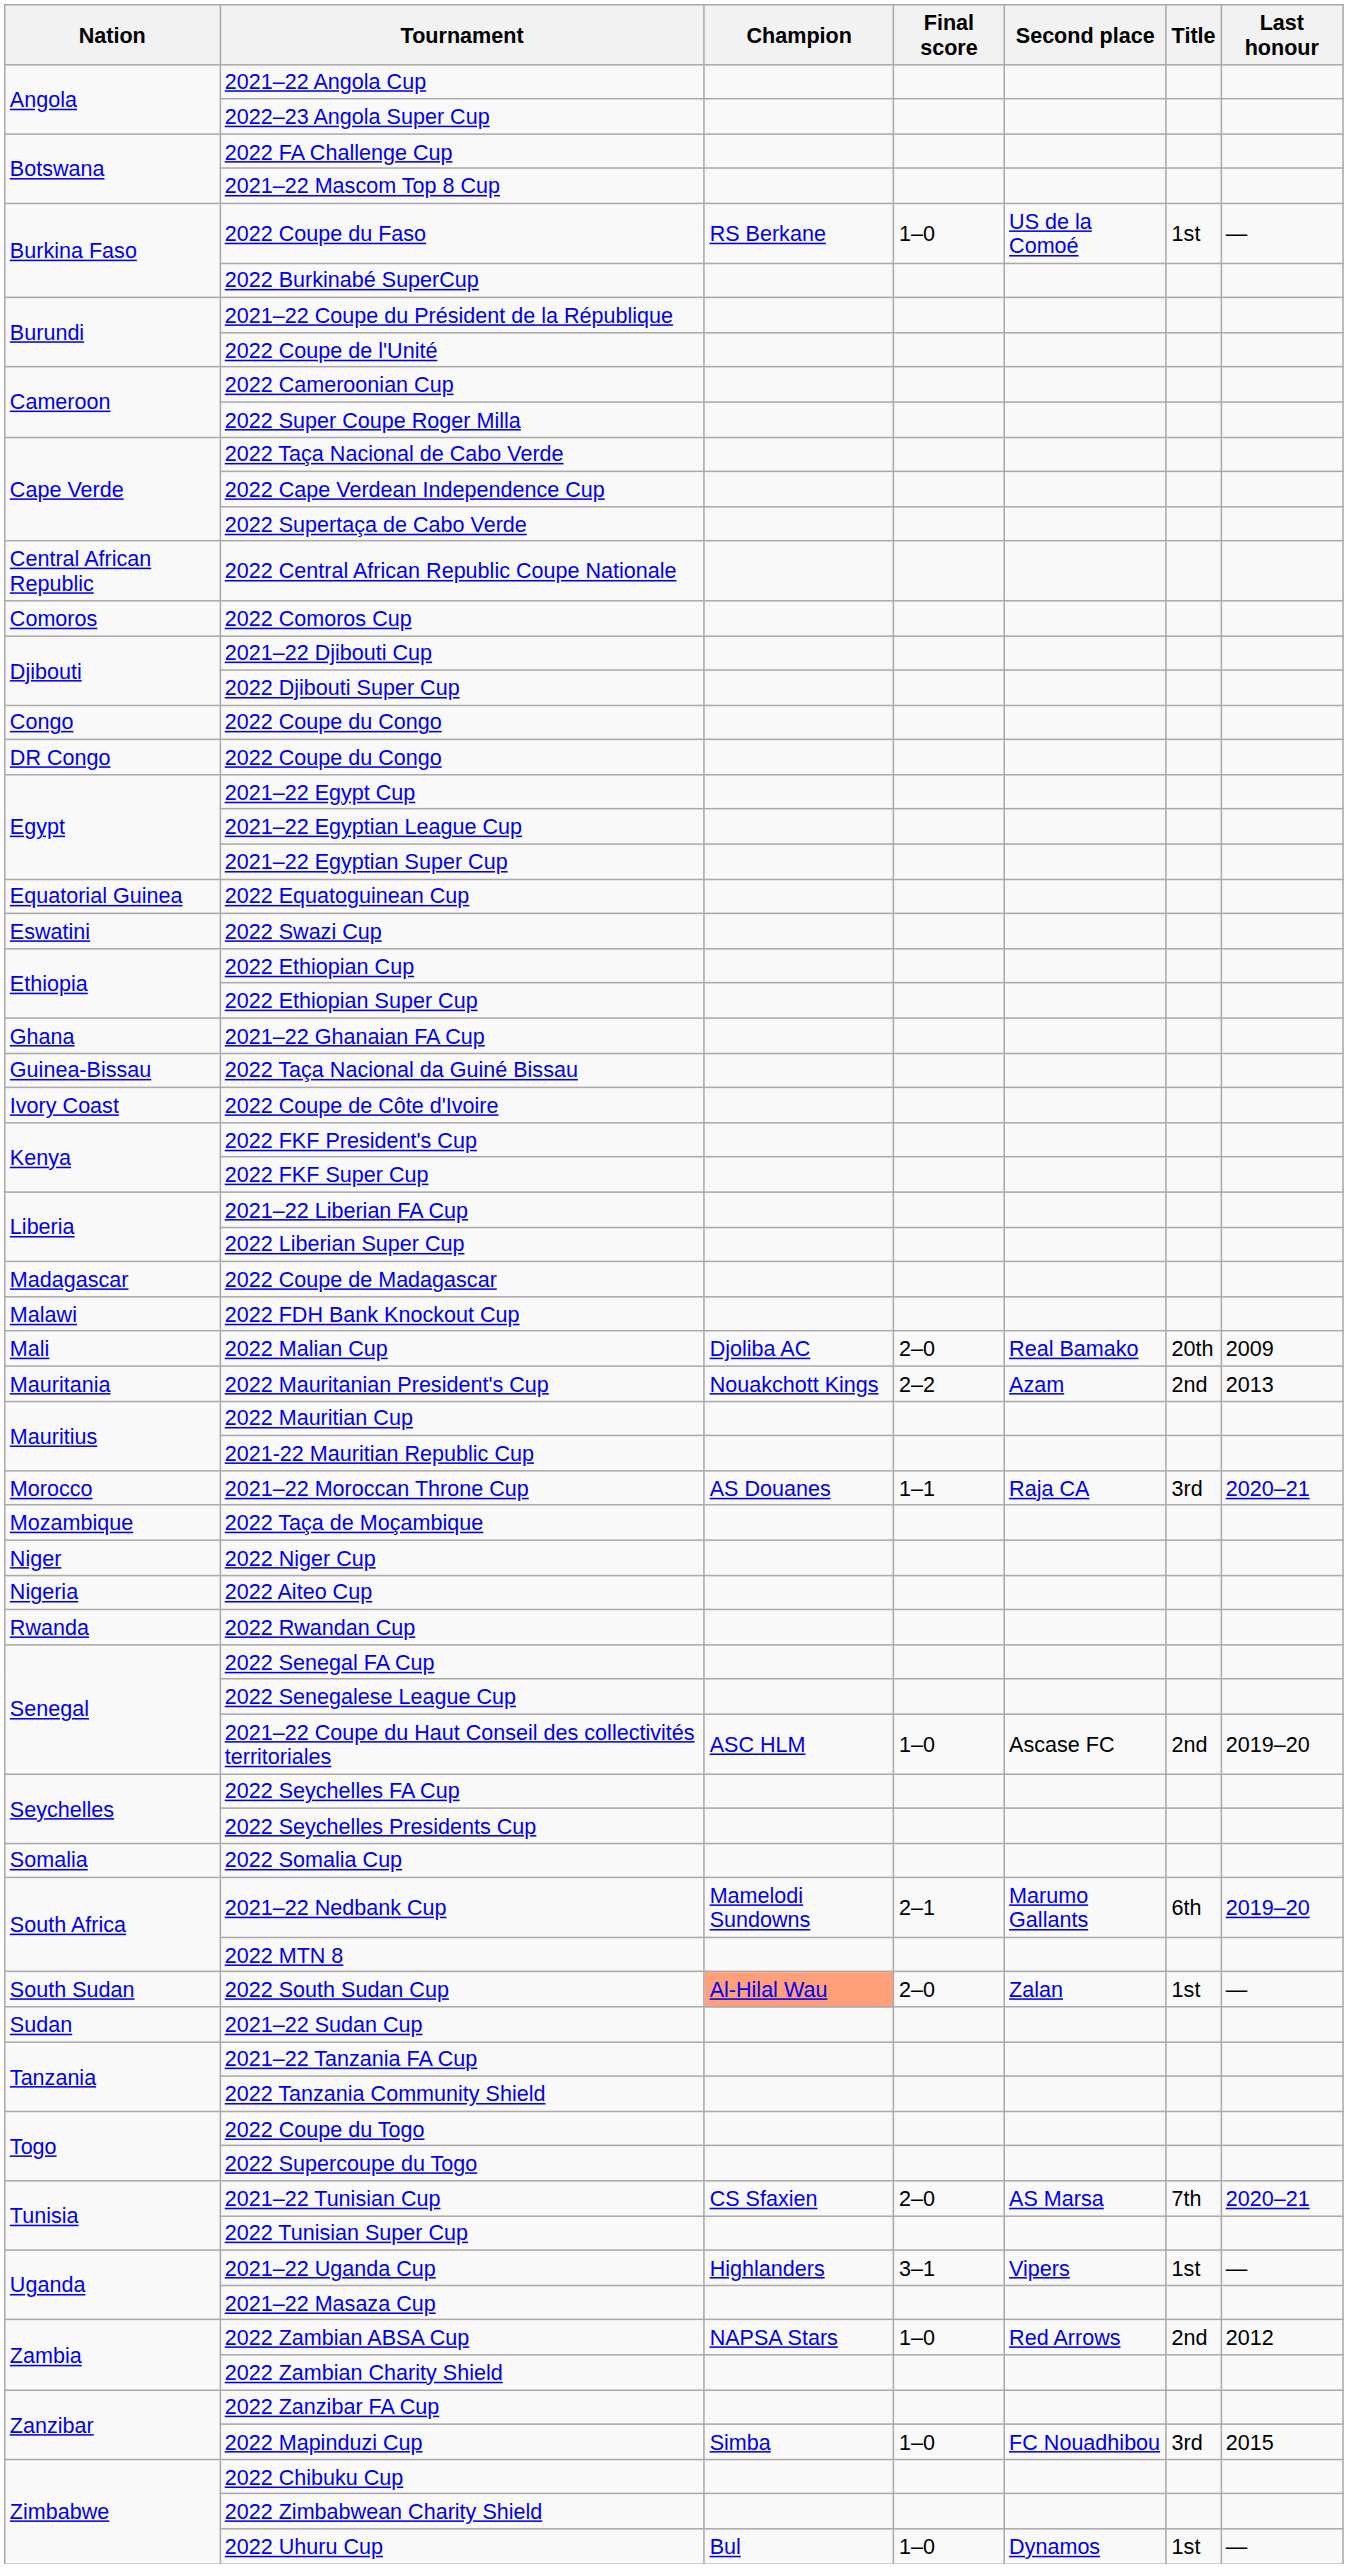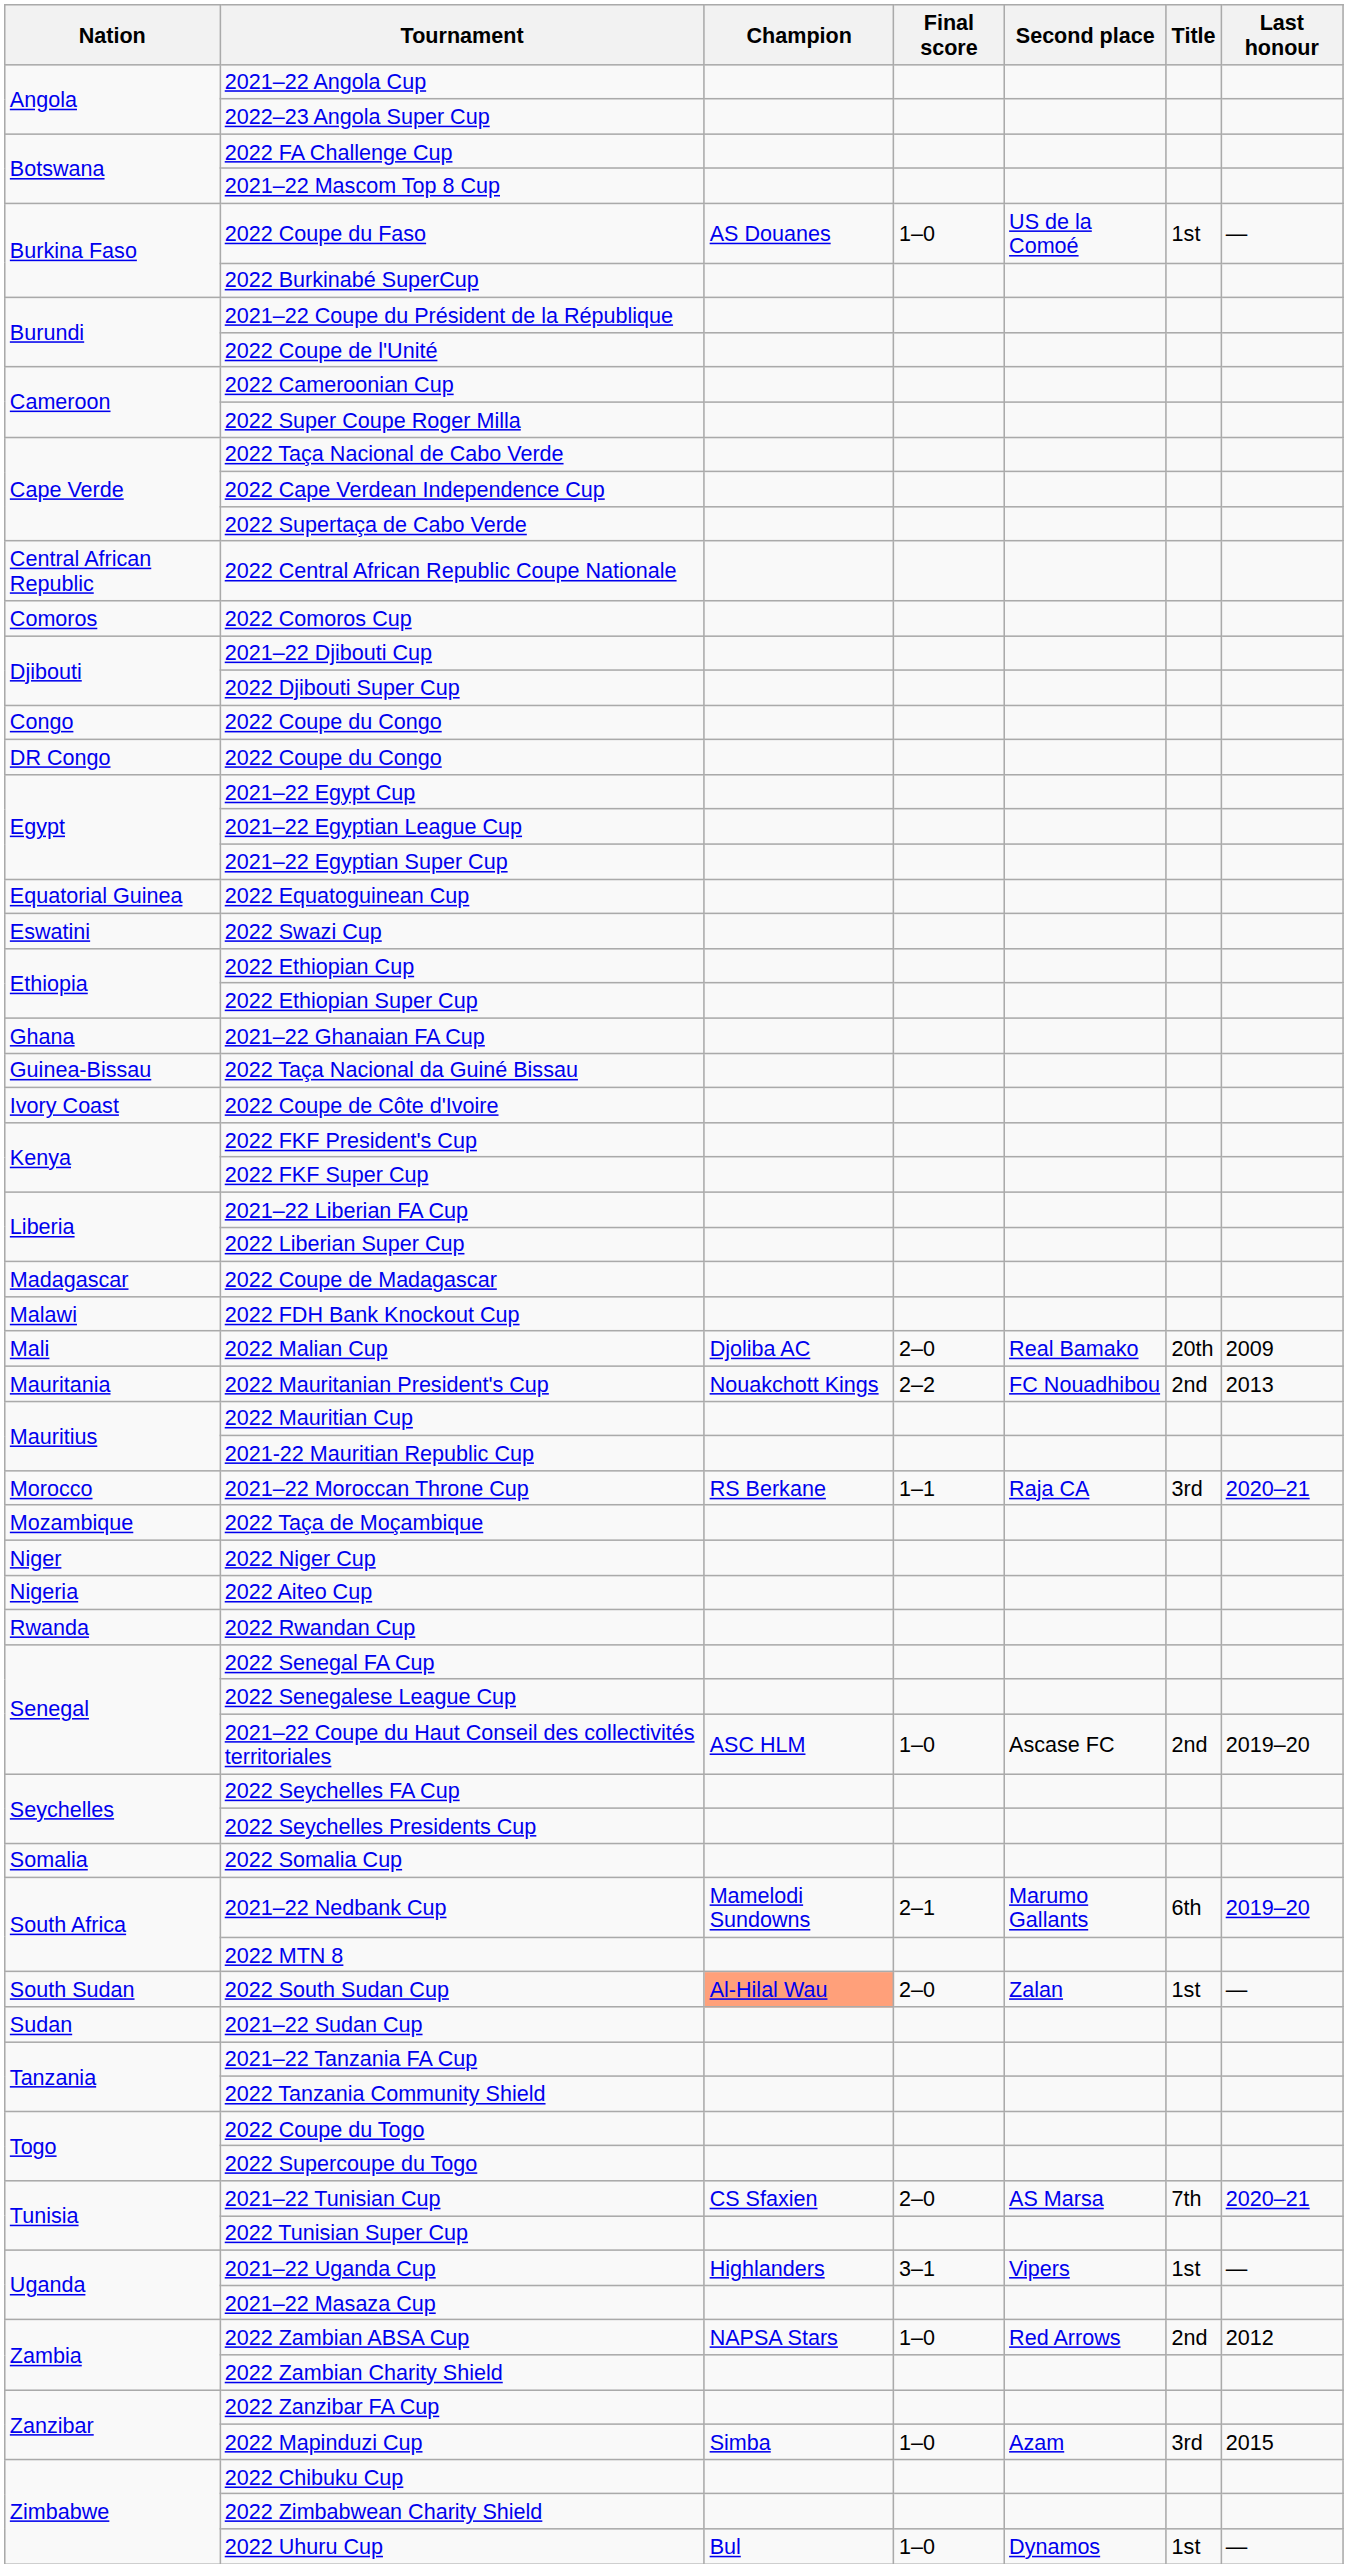(768, 233) RS Berkane -> (770, 233) AS Douanes
(1037, 1383) Azam -> (1085, 1383) FC Nouadhibou
(770, 1488) AS Douanes -> (768, 1488) RS Berkane
(1085, 2442) FC Nouadhibou -> (1037, 2442) Azam
